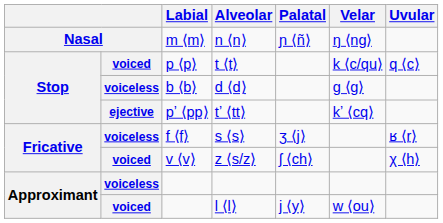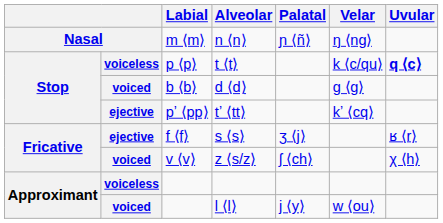(132, 63) voiced -> (132, 63) voiceless
(404, 64) normal -> (405, 64) bold
(132, 87) voiceless -> (132, 87) voiced
(132, 135) voiceless -> (132, 135) ejective
